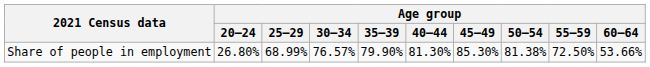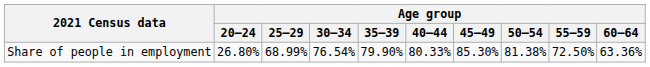(334, 52) 76.57% -> (334, 52) 76.54%
(430, 52) 81.30% -> (430, 52) 80.33%
(621, 52) 53.66% -> (621, 52) 63.36%
